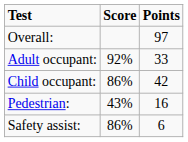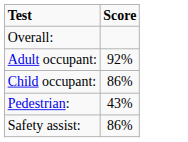- column: (161, 15)
